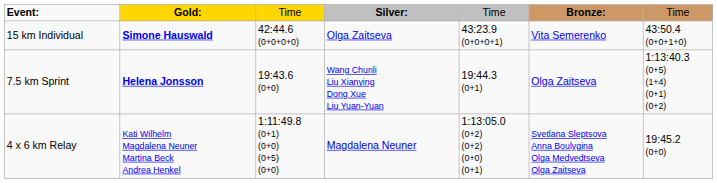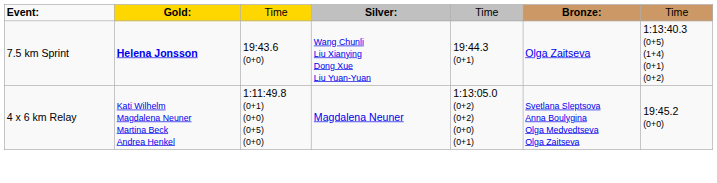- row: (45, 35)
